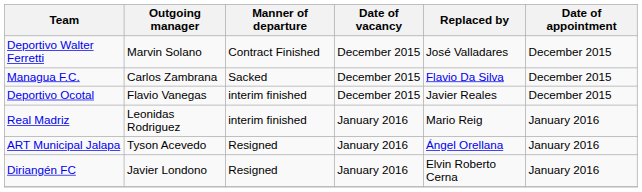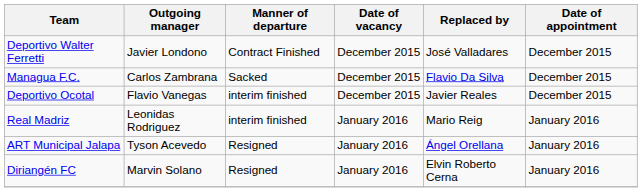(164, 51) Marvin Solano -> (167, 51) Javier Londono
(167, 170) Javier Londono -> (164, 170) Marvin Solano
